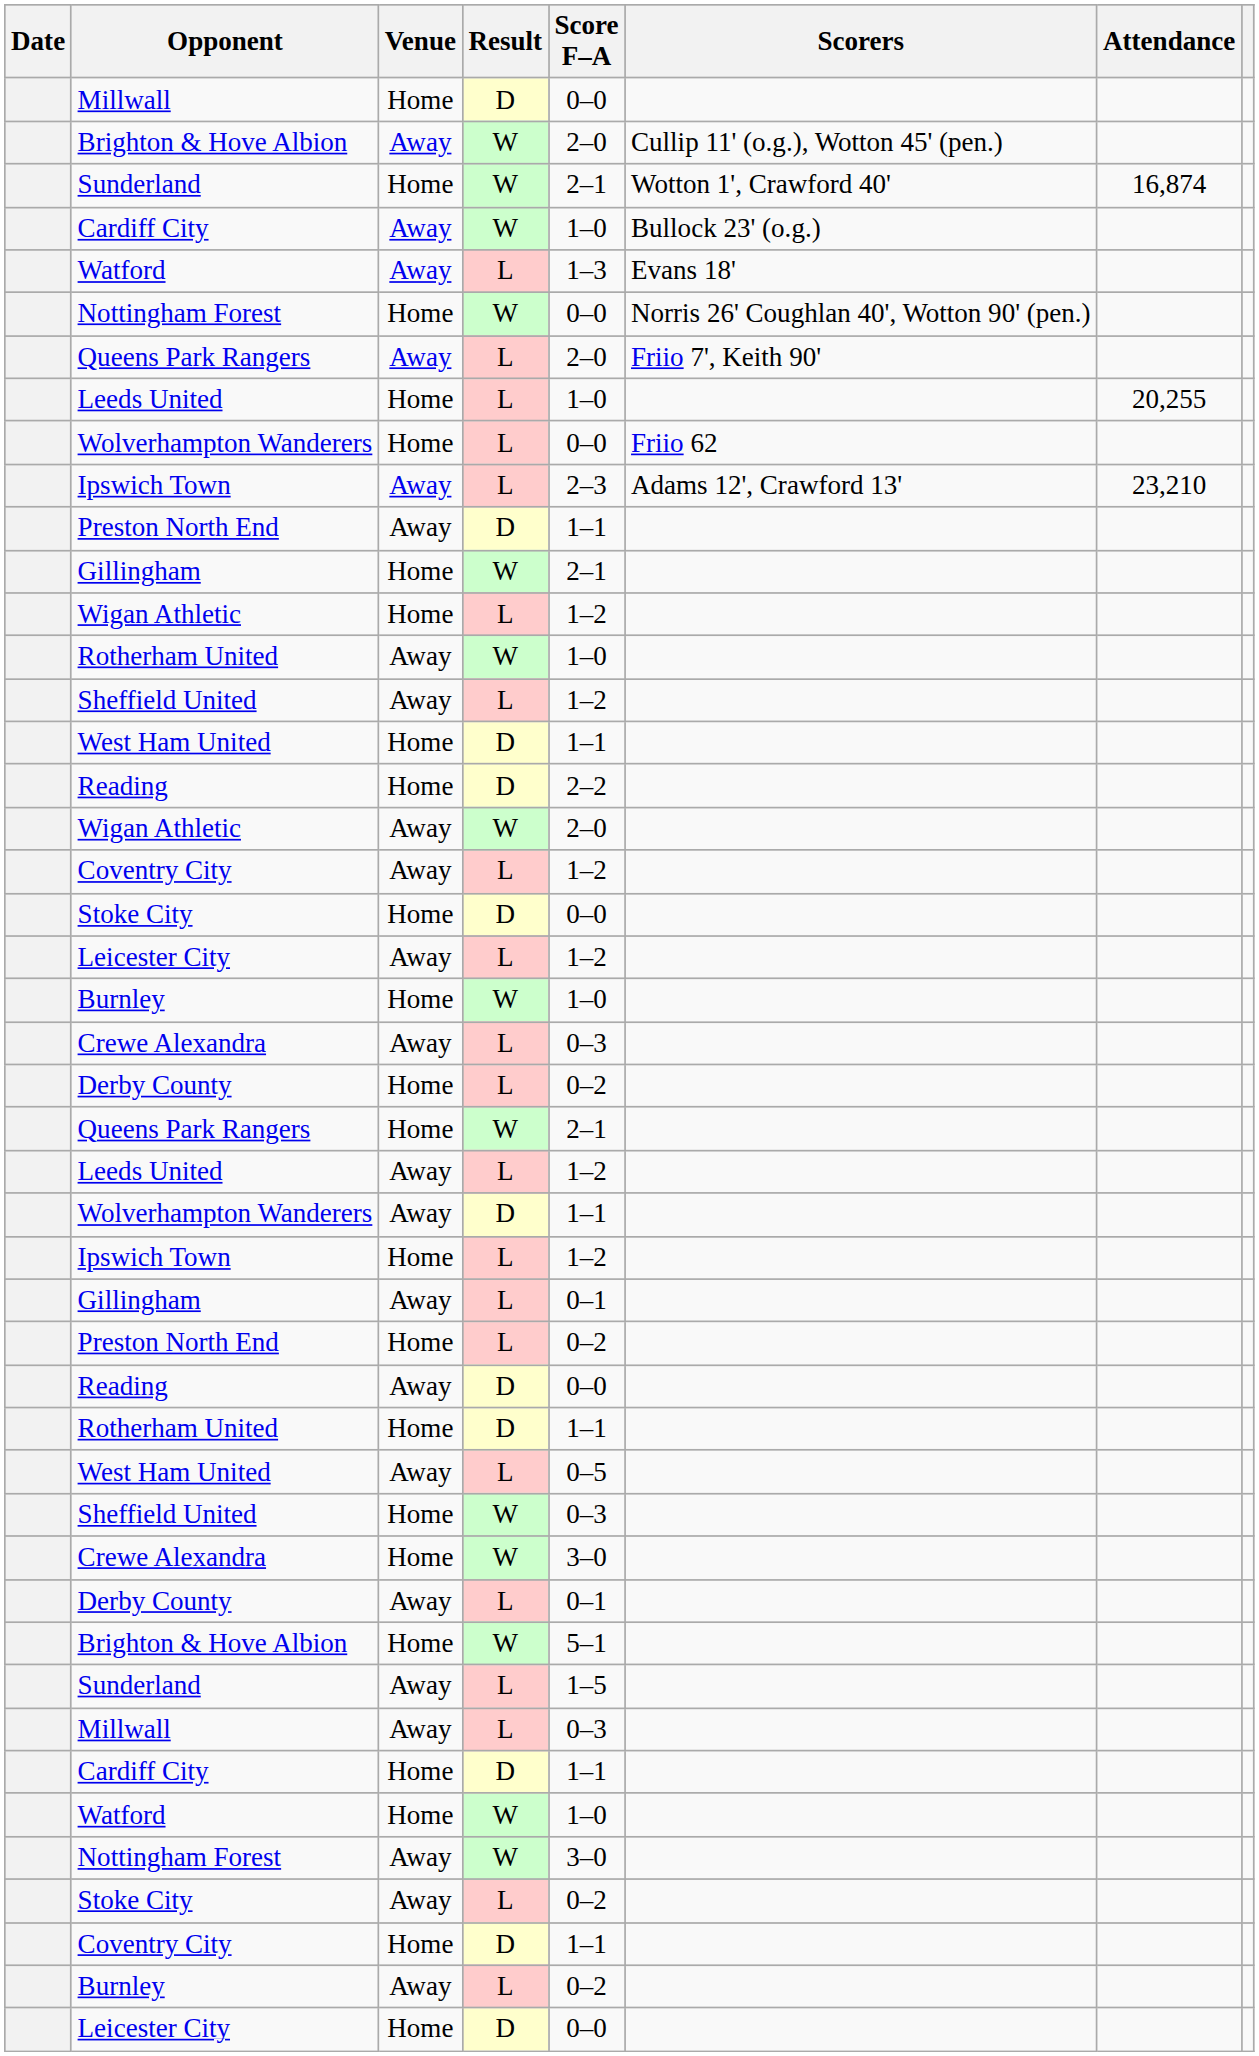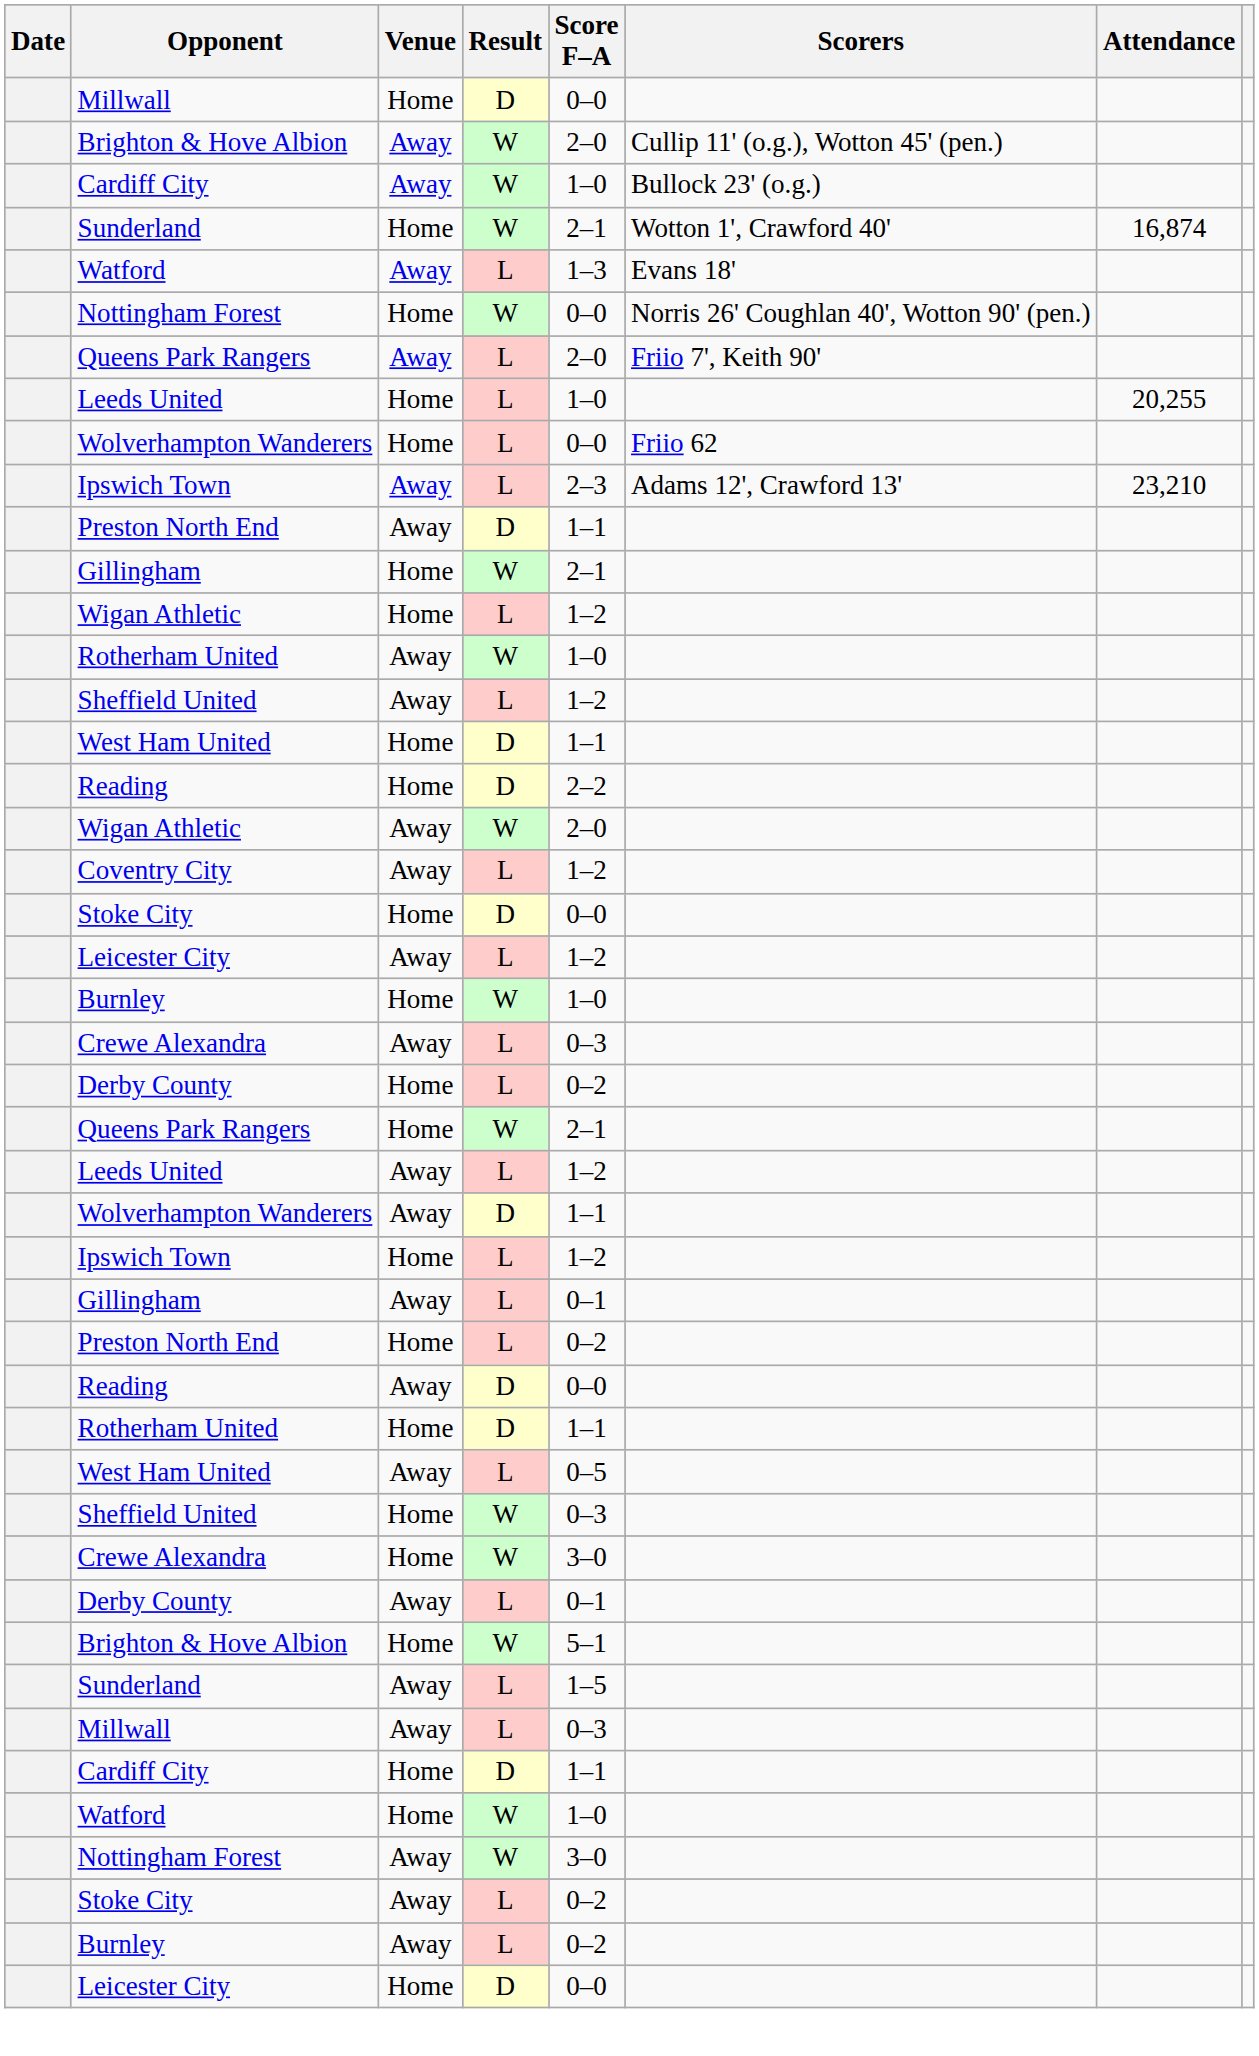rows swapped: (143, 227) <-> (139, 185)
- row: (155, 1943)
